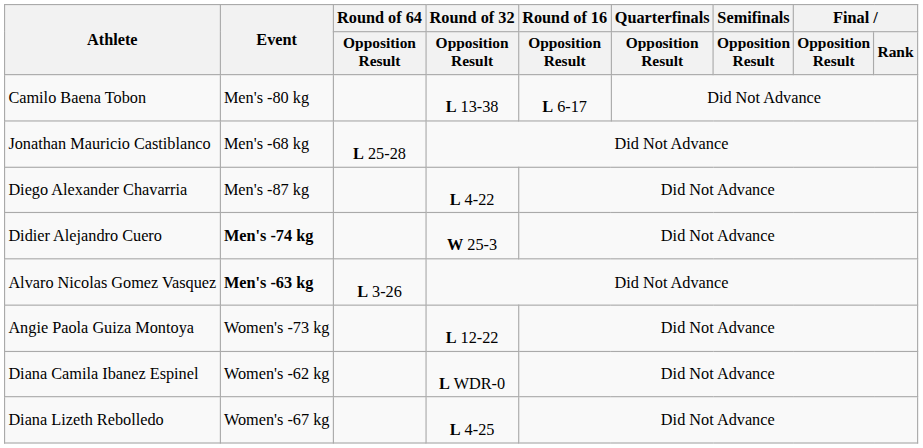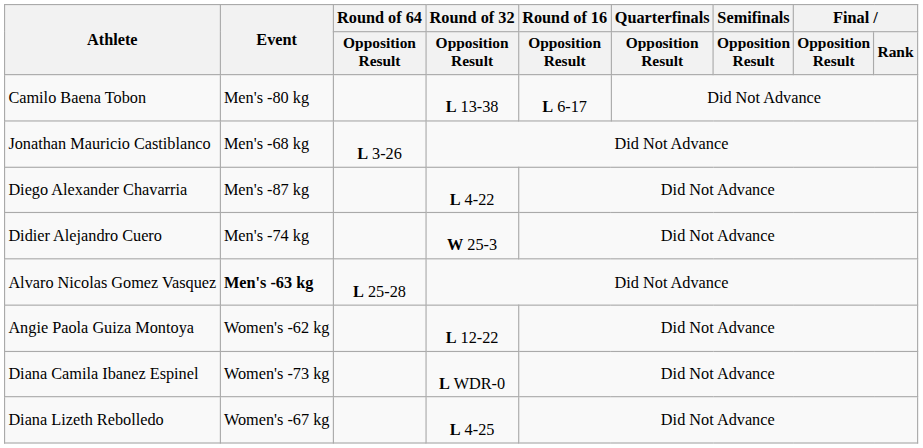(379, 153) L 25-28 -> (379, 153) L 3-26
(269, 236) bold -> (266, 236) normal
(379, 292) L 3-26 -> (379, 292) L 25-28
(277, 328) Women's -73 kg -> (277, 328) Women's -62 kg
(277, 374) Women's -62 kg -> (277, 374) Women's -73 kg
